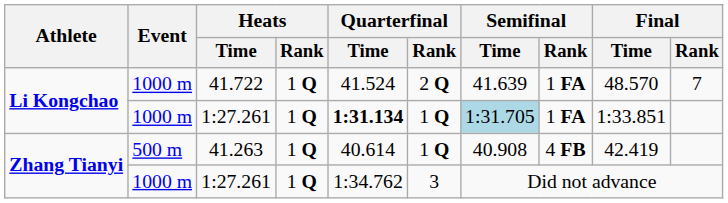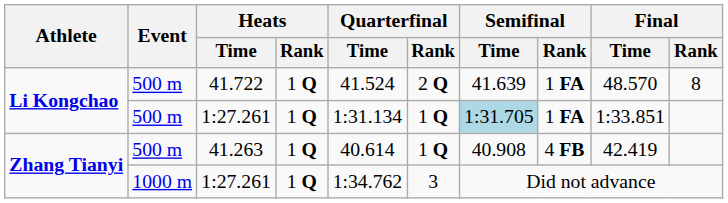(162, 84) 1000 m -> (157, 84) 500 m
(697, 84) 7 -> (696, 84) 8
(162, 117) 1000 m -> (157, 117) 500 m
(368, 117) bold -> (367, 117) normal
